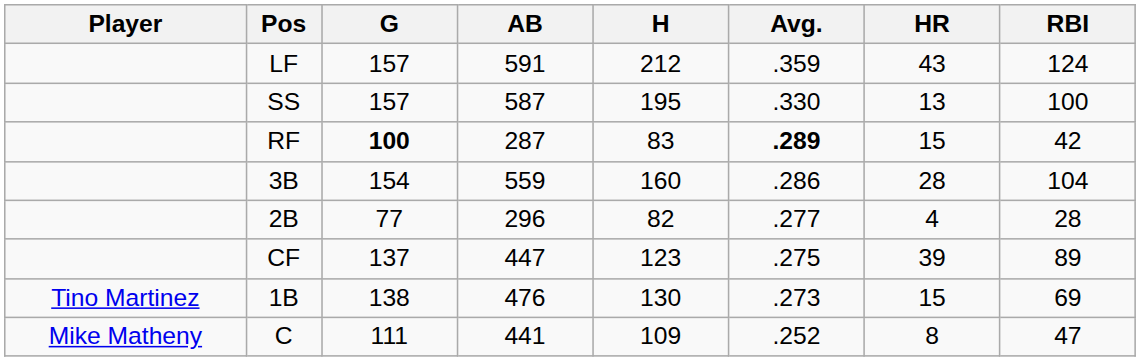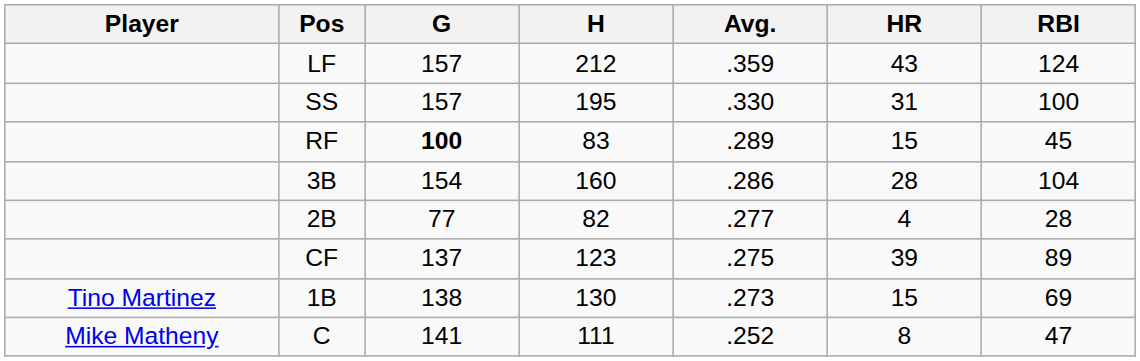- column: (525, 24)
(932, 102) 13 -> (904, 102) 31
(796, 141) bold -> (750, 141) normal
(1068, 141) 42 -> (1059, 141) 45
(389, 336) 111 -> (442, 336) 141
(661, 336) 109 -> (596, 336) 111
